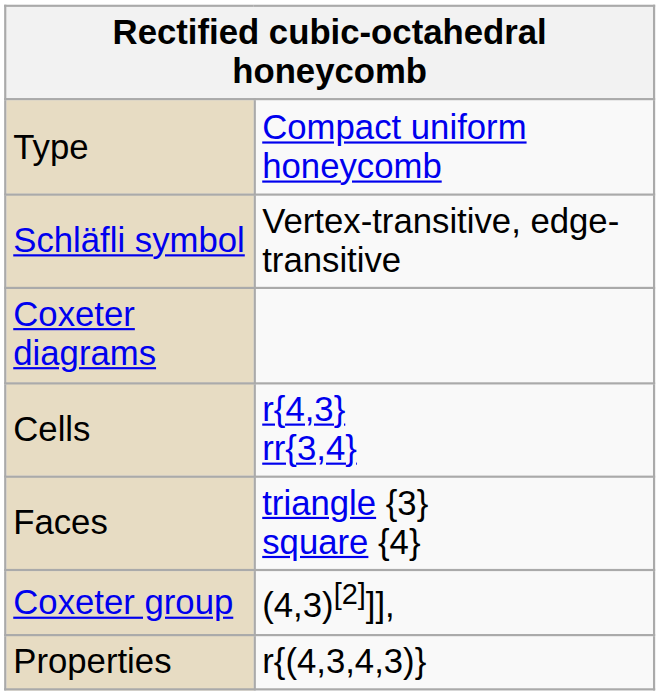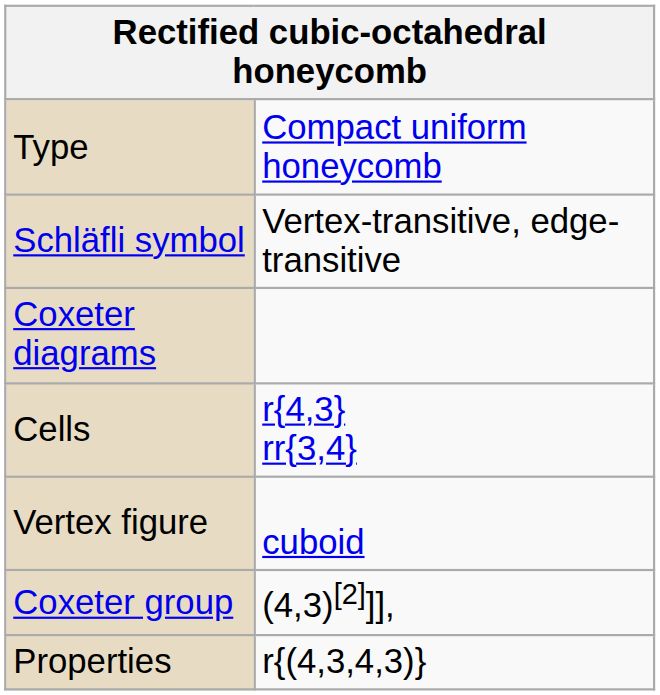- row: (61, 522)
+ row: (111, 522)
